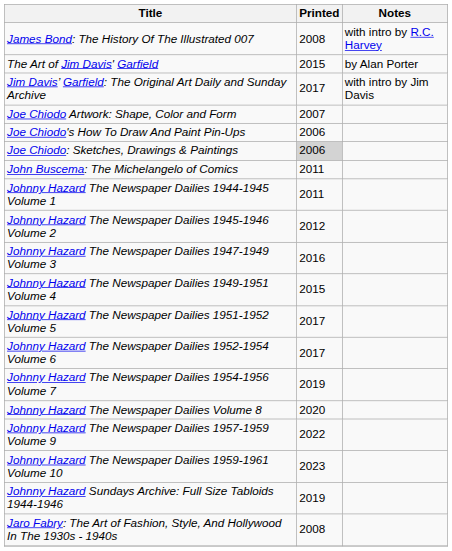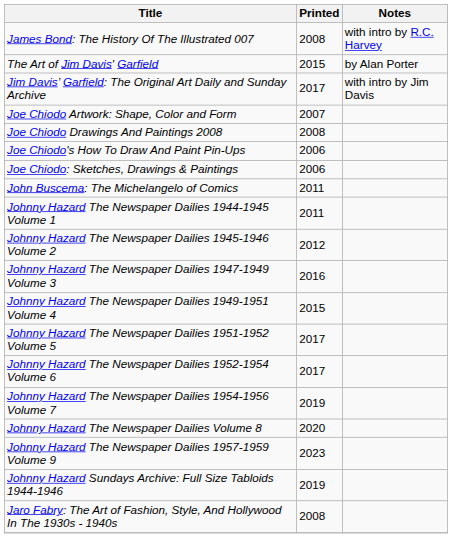+ row: (115, 132)
(312, 151) lightgrey background -> (312, 169) no background
(312, 434) 2022 -> (312, 453) 2023
- row: (138, 466)
